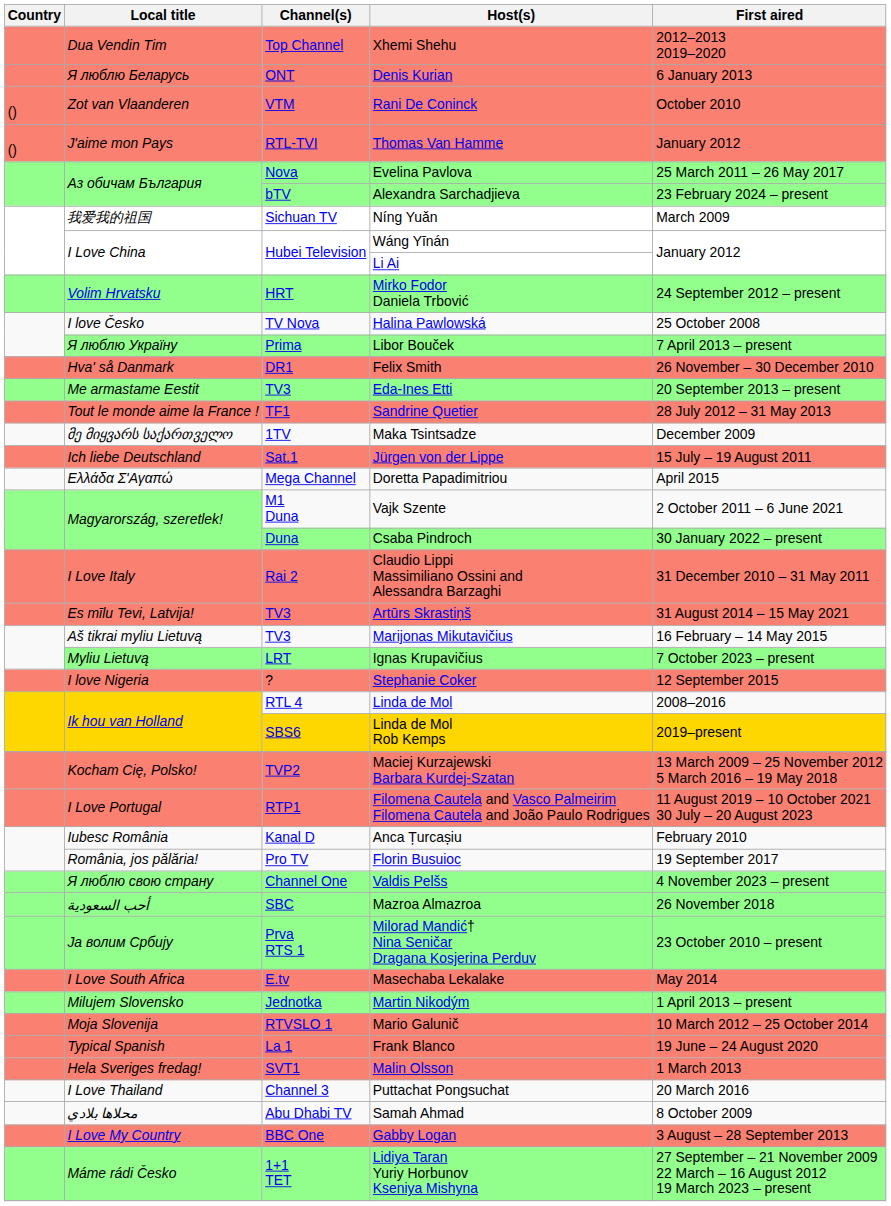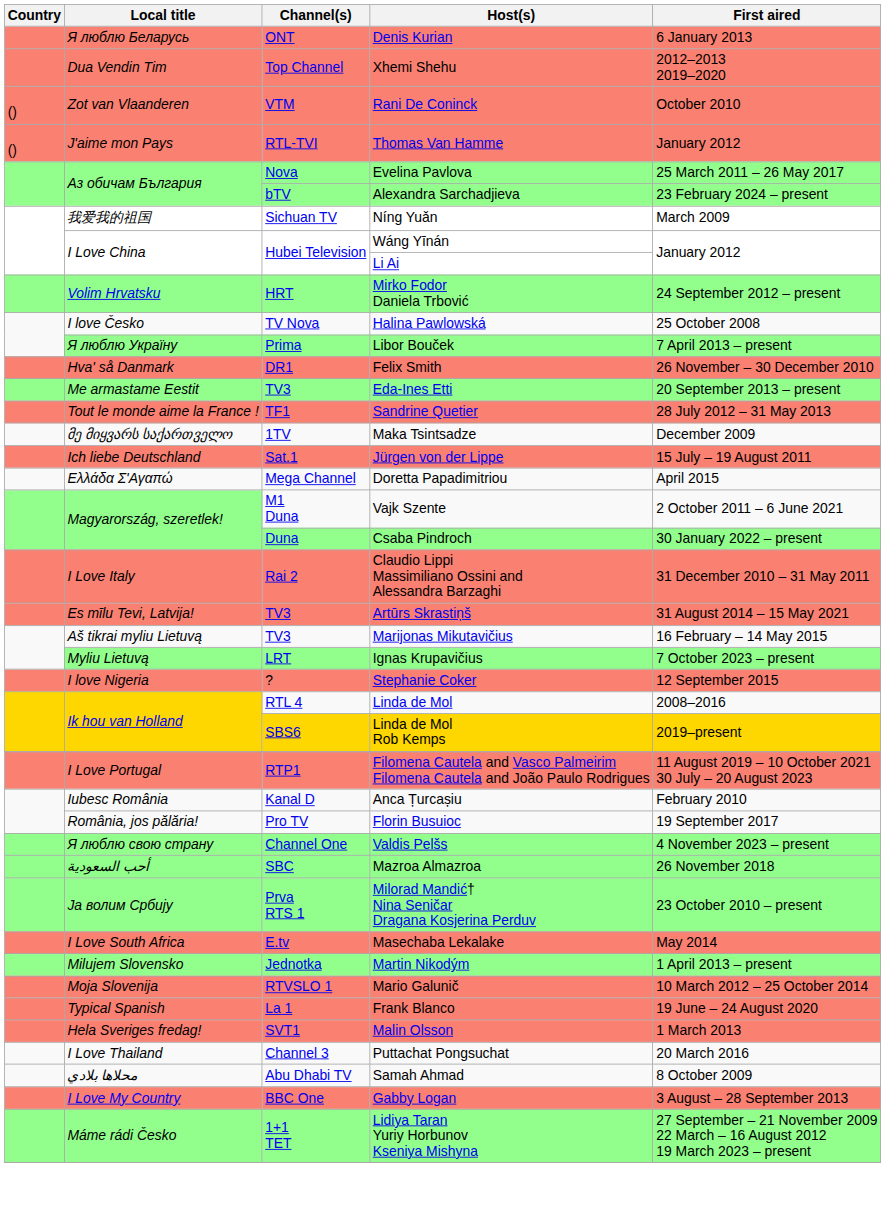rows swapped: (415, 45) <-> (413, 75)
- row: (444, 770)
